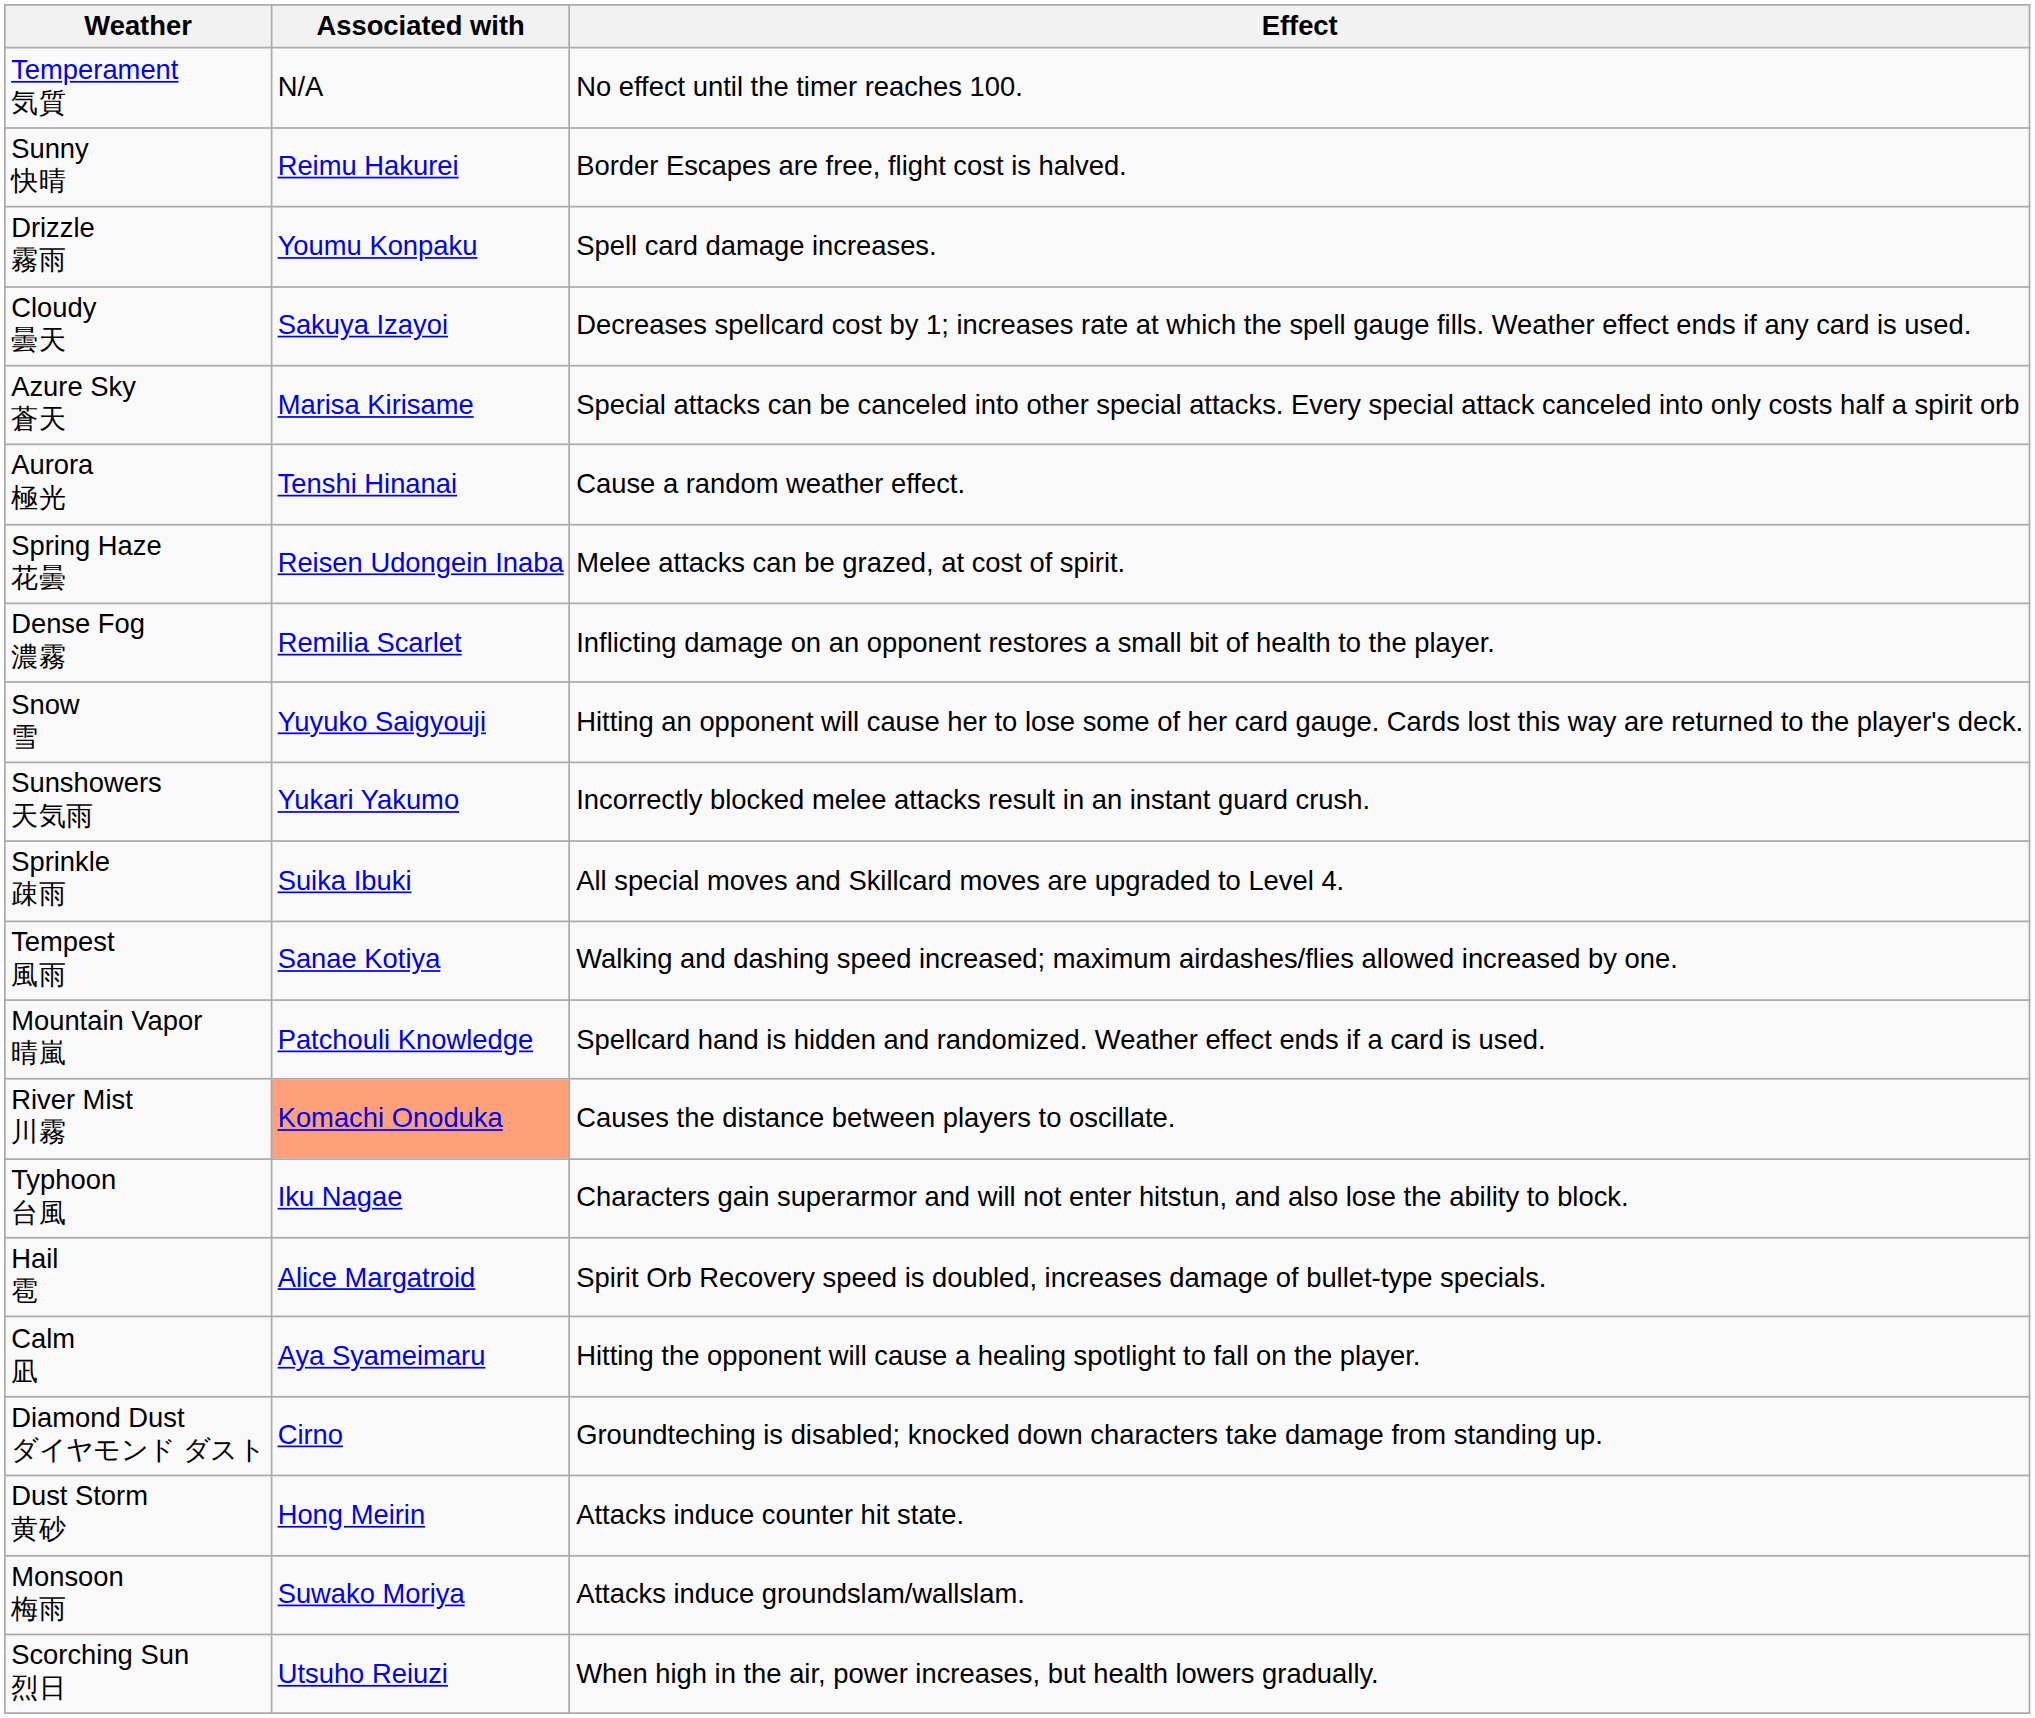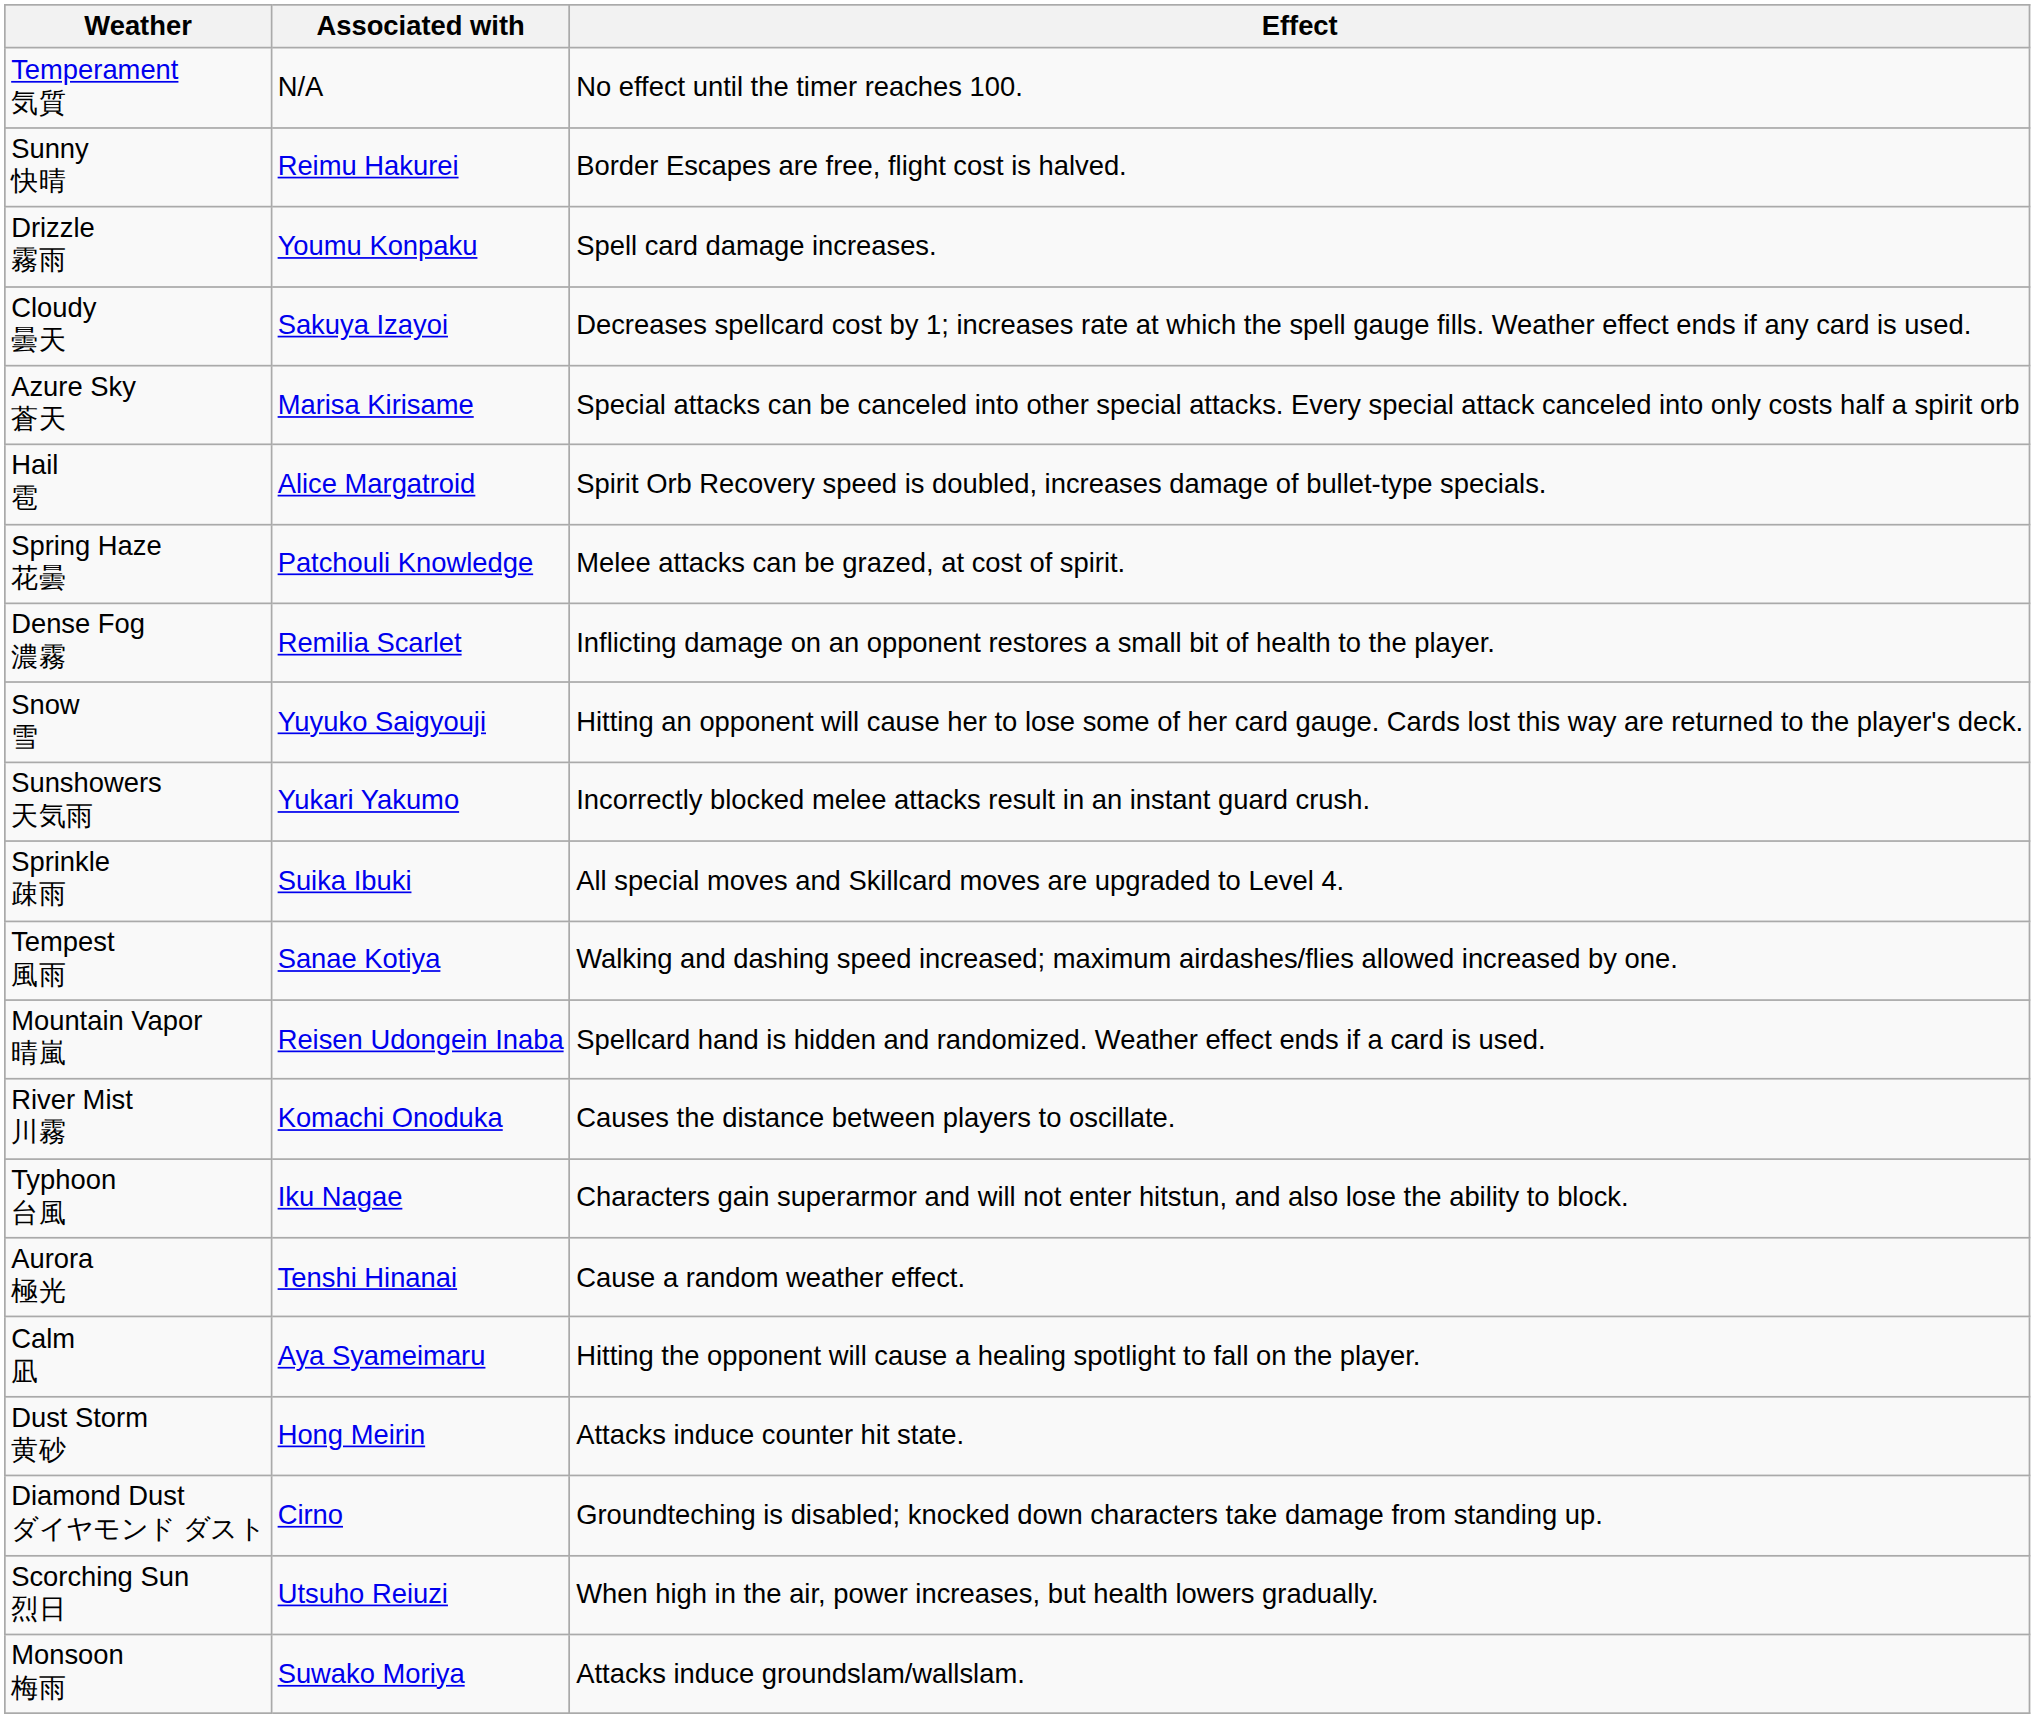rows swapped: (35, 1275) <-> (52, 482)
(421, 563) Reisen Udongein Inaba -> (405, 563) Patchouli Knowledge
(405, 1039) Patchouli Knowledge -> (421, 1039) Reisen Udongein Inaba
(390, 1118) lightsalmon background -> (390, 1118) no background
rows swapped: (138, 1433) <-> (80, 1513)
rows swapped: (100, 1671) <-> (67, 1592)
